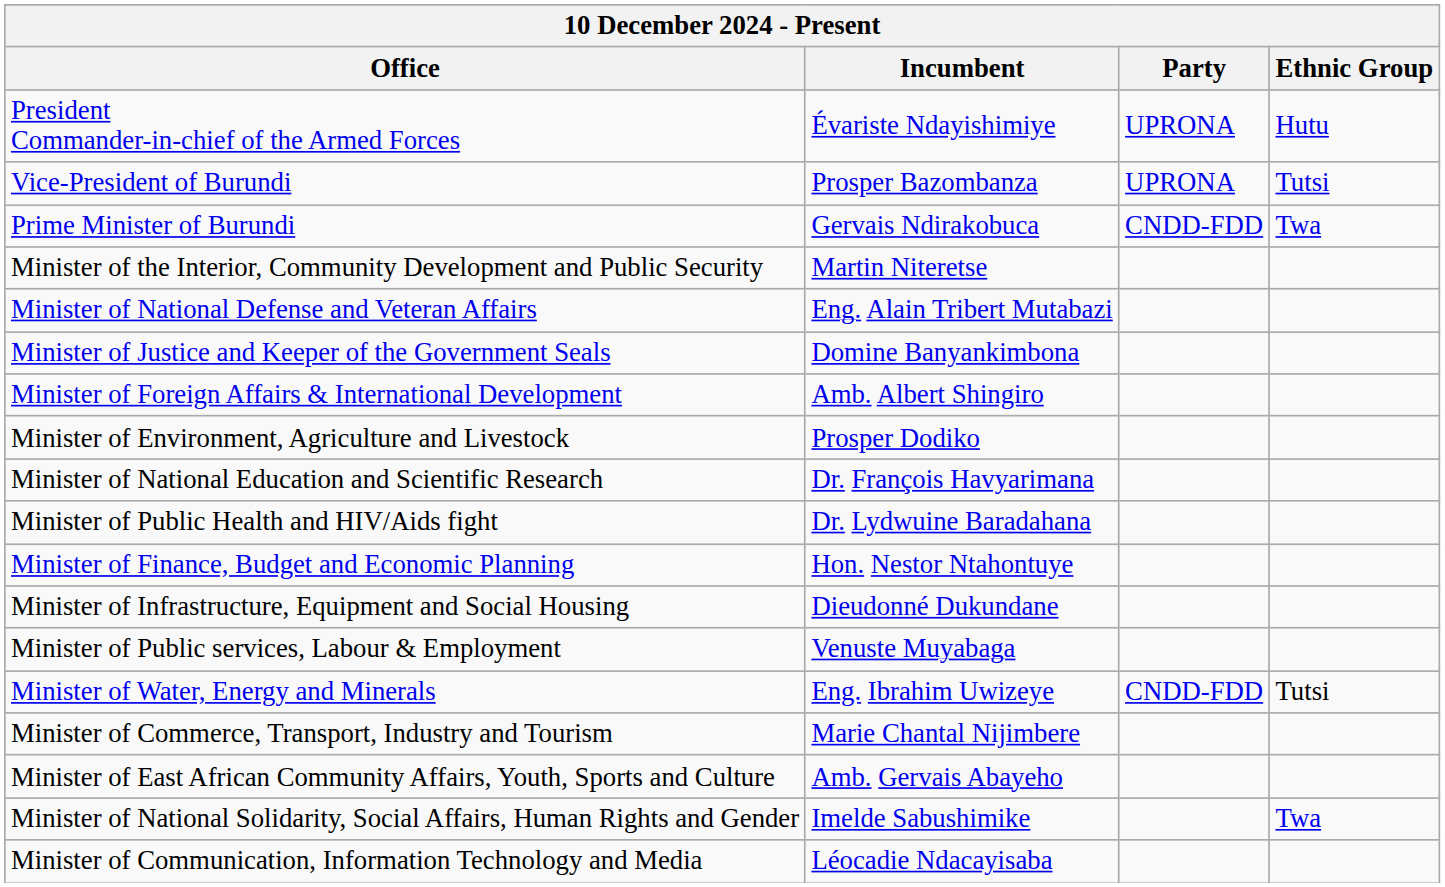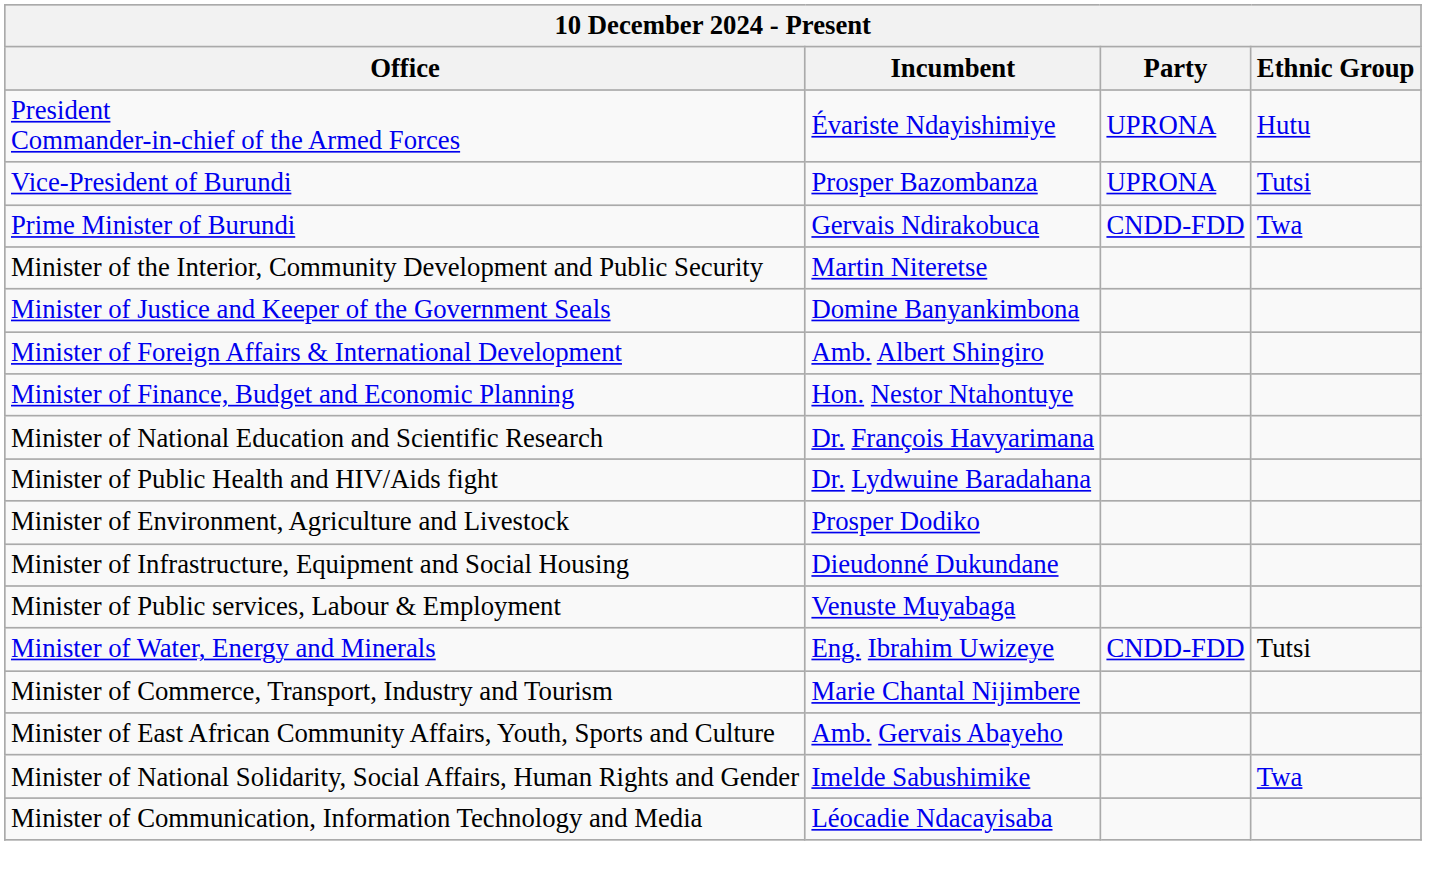- row: (274, 310)
rows swapped: (293, 564) <-> (290, 437)
